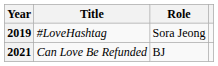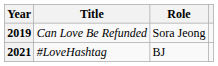(72, 33) #LoveHashtag -> (92, 33) Can Love Be Refunded
(92, 52) Can Love Be Refunded -> (72, 52) #LoveHashtag
